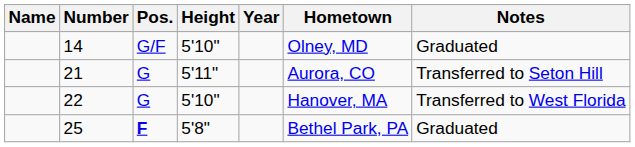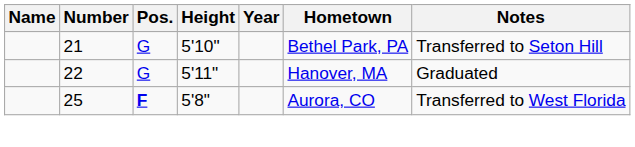- row: (73, 45)
(200, 73) 5'11" -> (200, 45) 5'10"
(331, 73) Aurora, CO -> (348, 45) Bethel Park, PA
(200, 100) 5'10" -> (200, 73) 5'11"
(521, 100) Transferred to West Florida -> (457, 73) Graduated
(348, 127) Bethel Park, PA -> (331, 100) Aurora, CO
(457, 127) Graduated -> (521, 100) Transferred to West Florida
